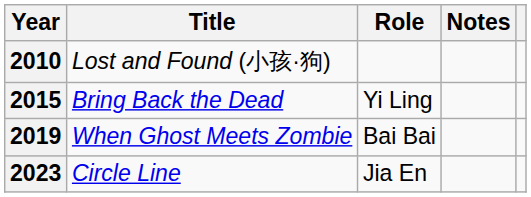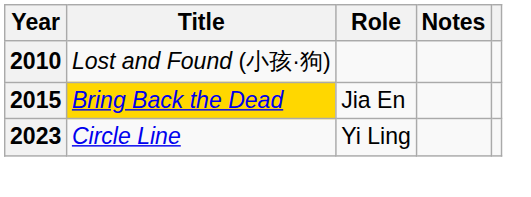(178, 100) no background -> (178, 100) gold background
(398, 100) Yi Ling -> (373, 100) Jia En
- row: (36, 136)
(395, 173) Jia En -> (376, 136) Yi Ling
